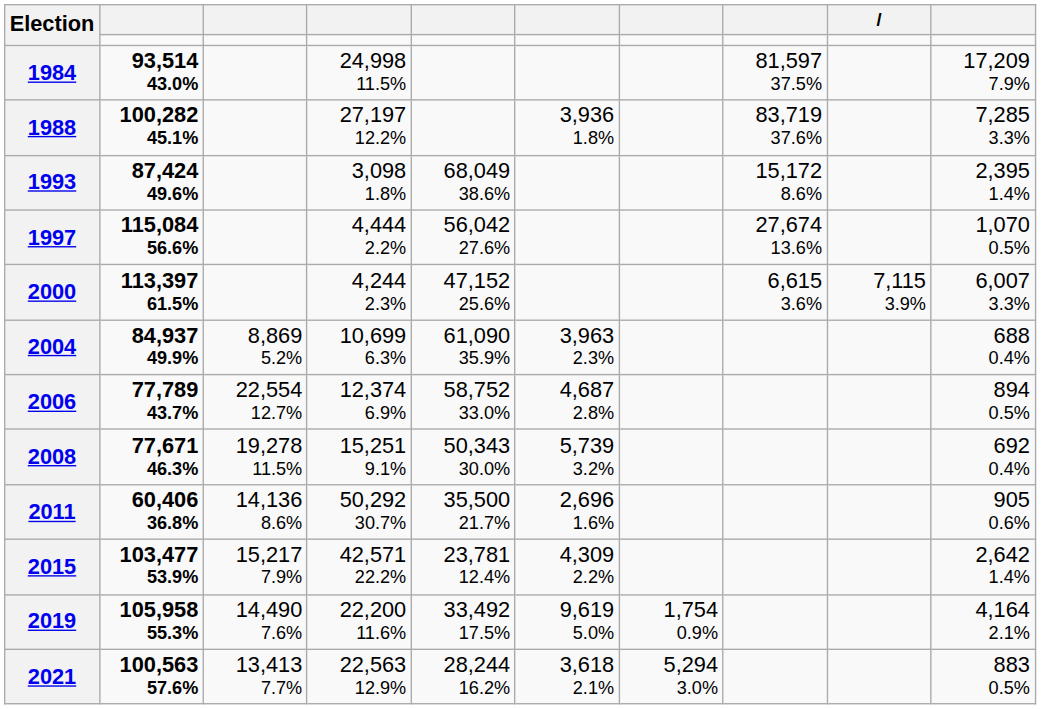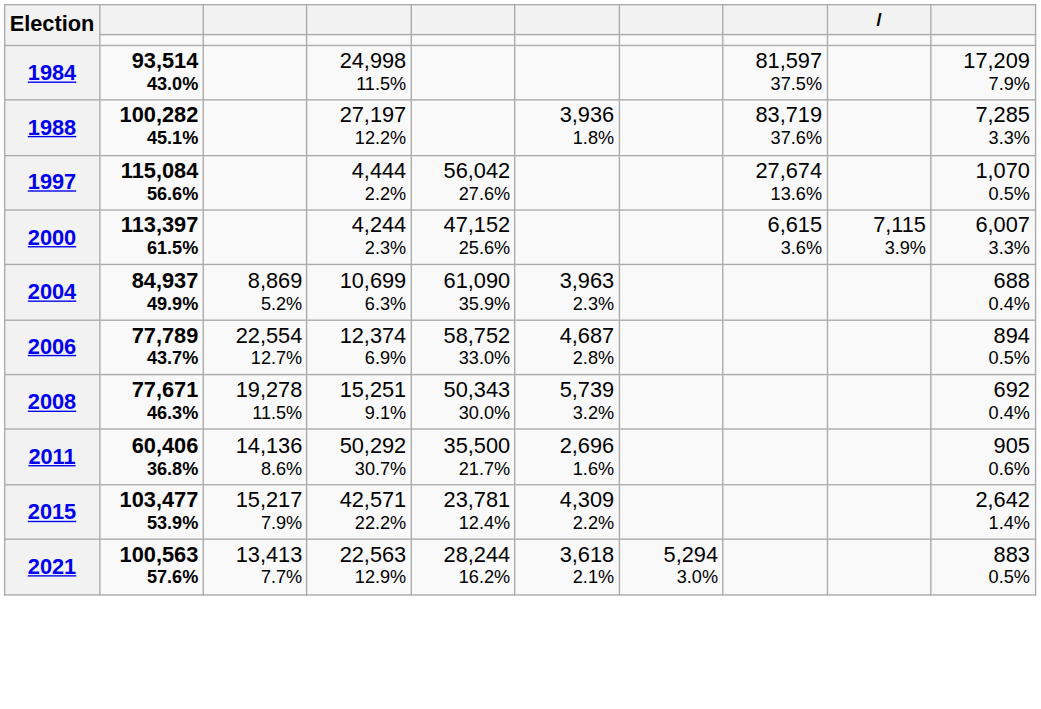- row: (52, 182)
- row: (52, 621)
